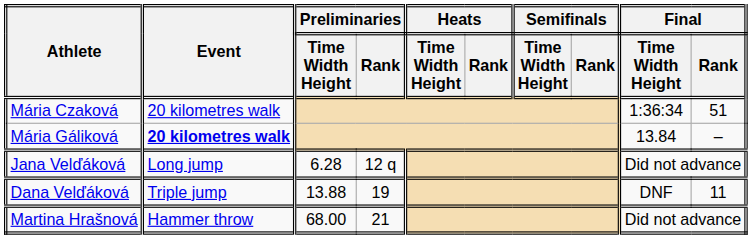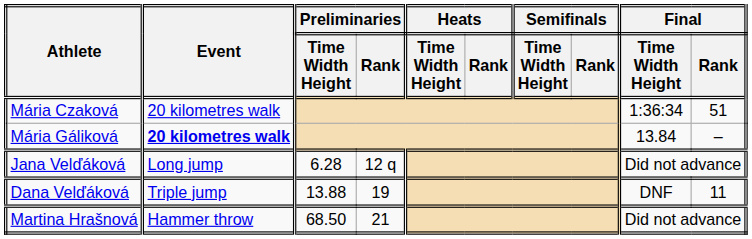(326, 220) 68.00 -> (326, 220) 68.50
